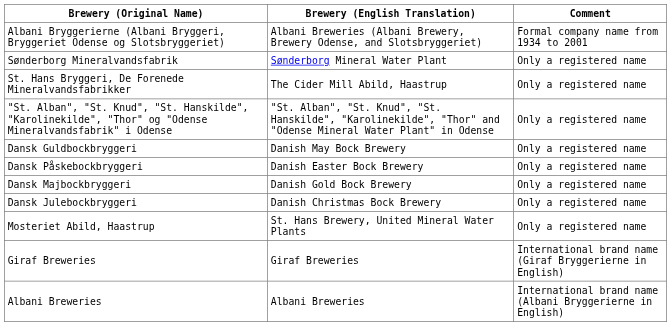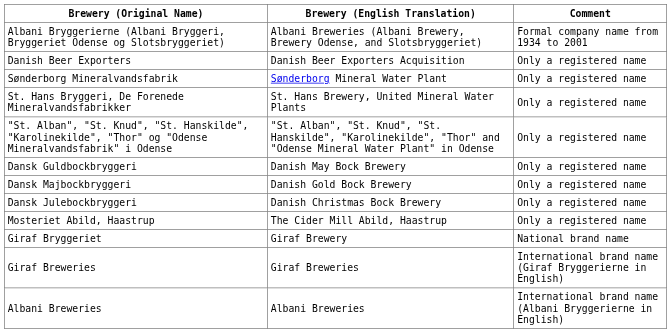+ row: (69, 61)
(359, 84) The Cider Mill Abild, Haastrup -> (382, 102) St. Hans Brewery, United Mineral Water Plants
- row: (75, 166)
(382, 226) St. Hans Brewery, United Mineral Water Plants -> (359, 220) The Cider Mill Abild, Haastrup
+ row: (55, 238)
